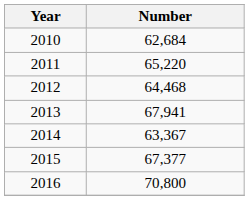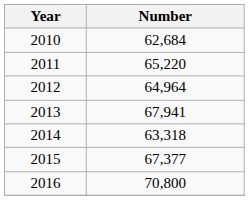(165, 87) 64,468 -> (165, 87) 64,964
(165, 135) 63,367 -> (165, 135) 63,318
